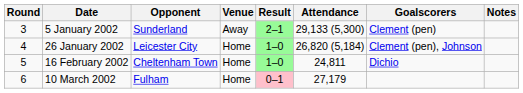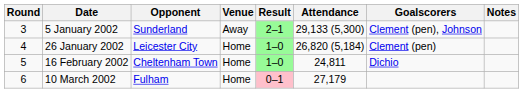(403, 29) Clement (pen) -> (426, 29) Clement (pen), Johnson
(426, 46) Clement (pen), Johnson -> (403, 46) Clement (pen)
